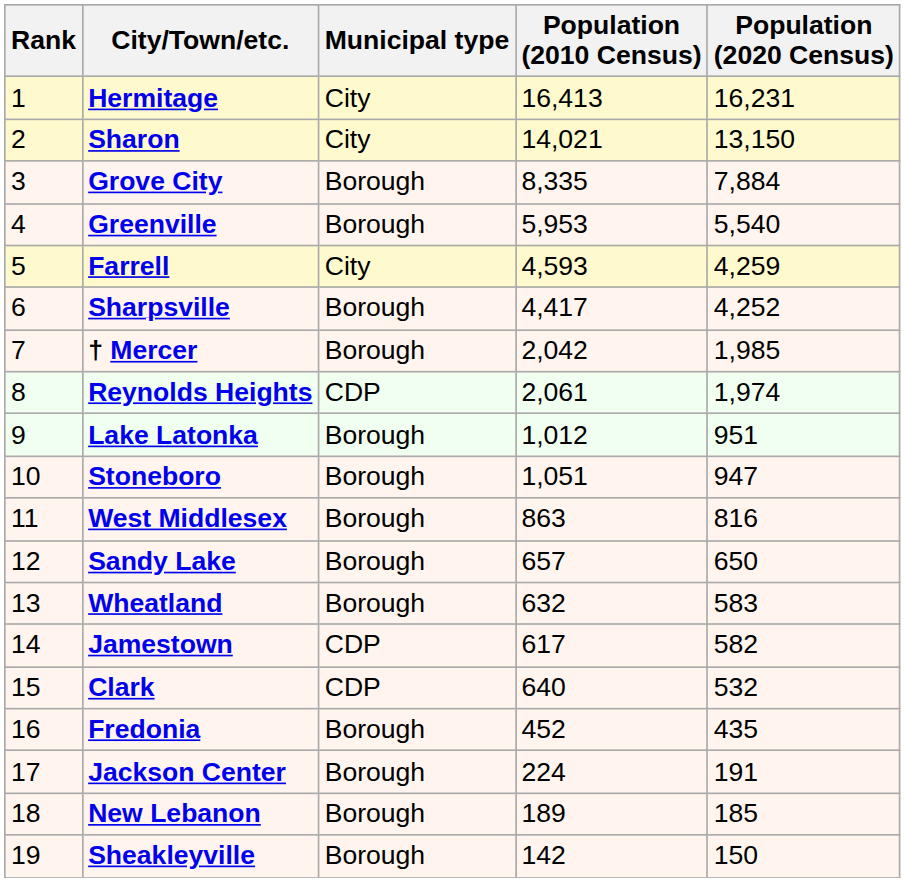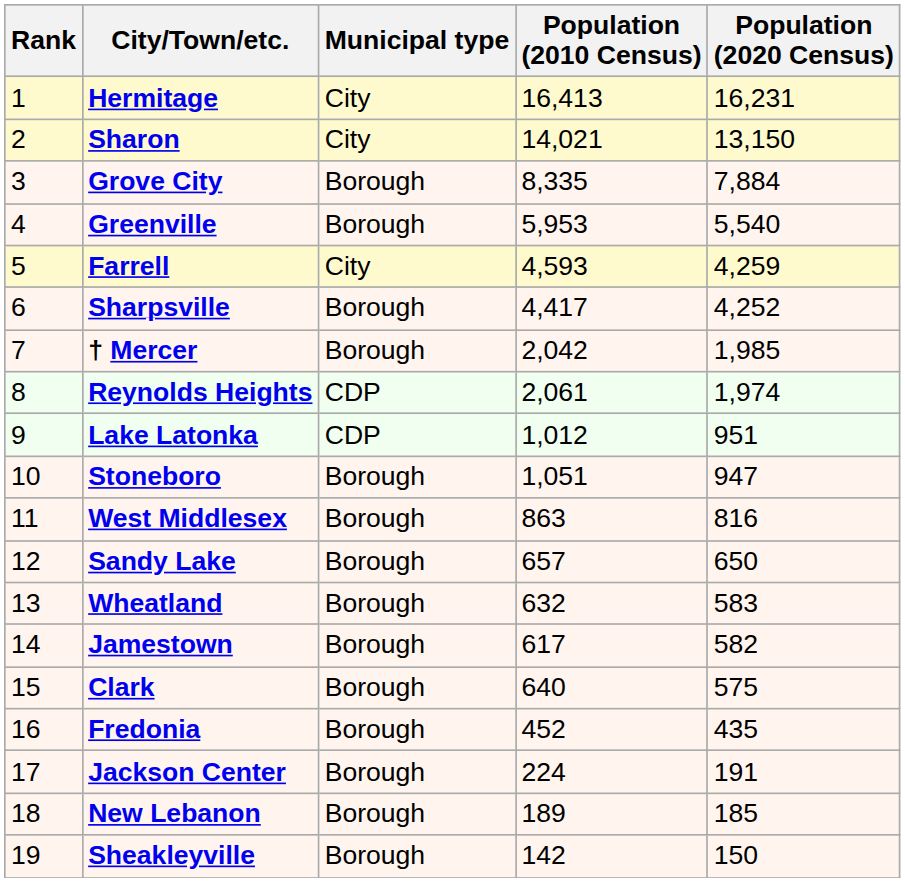(375, 434) Borough -> (353, 434) CDP
(353, 645) CDP -> (375, 645) Borough
(353, 687) CDP -> (375, 687) Borough
(736, 687) 532 -> (736, 687) 575
